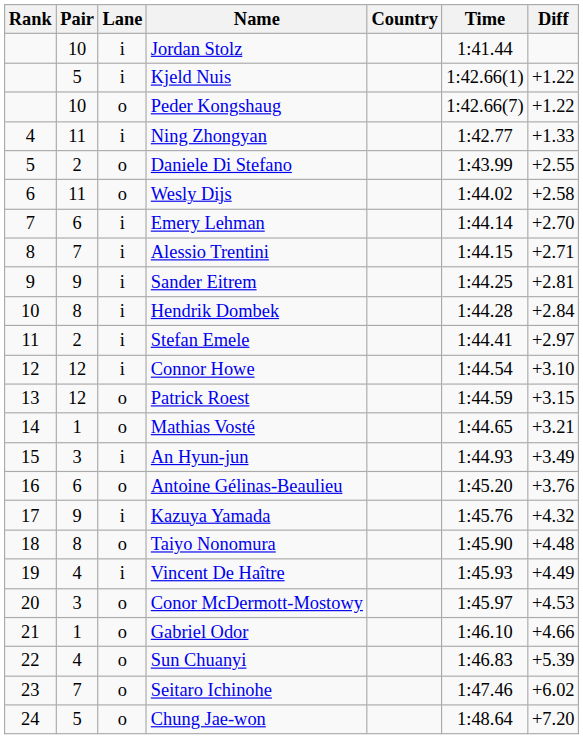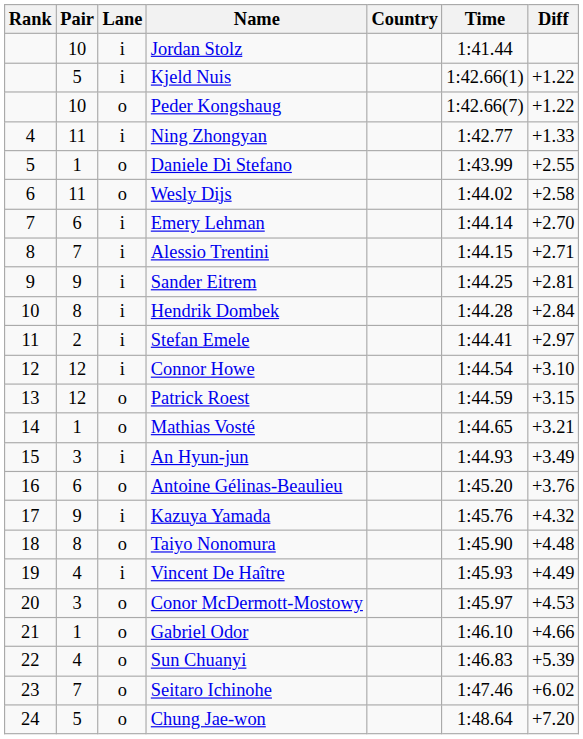(77, 164) 2 -> (77, 164) 1
